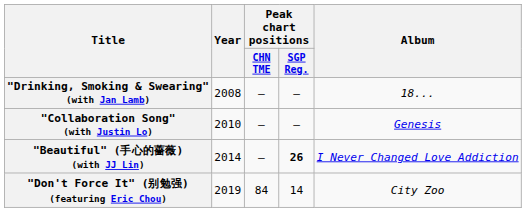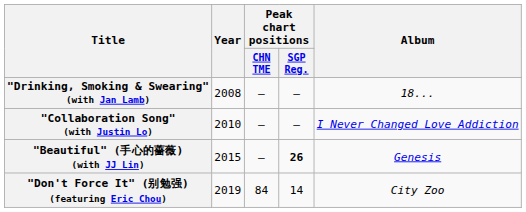(418, 124) Genesis -> (418, 124) I Never Changed Love Addiction
(228, 156) 2014 -> (228, 156) 2015
(418, 156) I Never Changed Love Addiction -> (418, 156) Genesis
